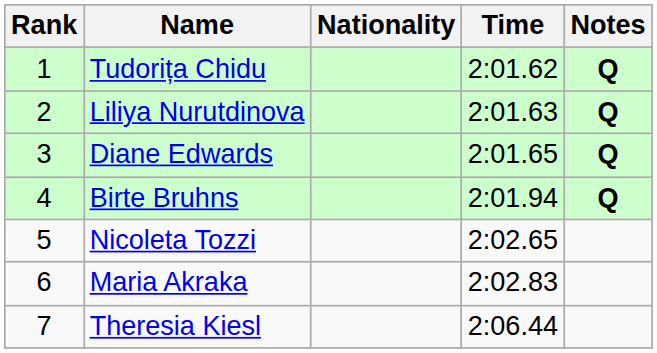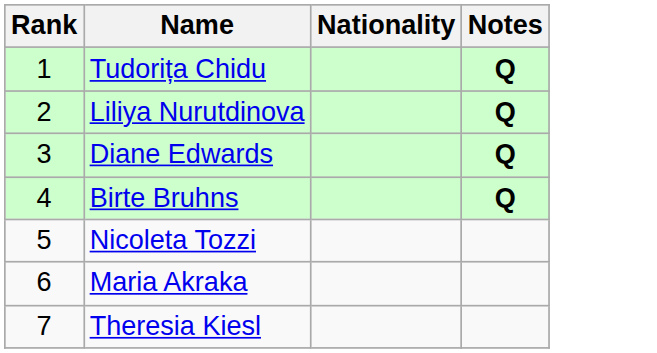- column: (513, 25)
